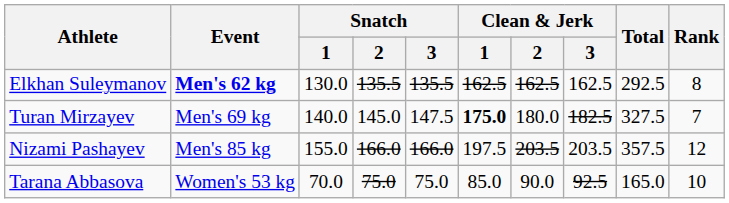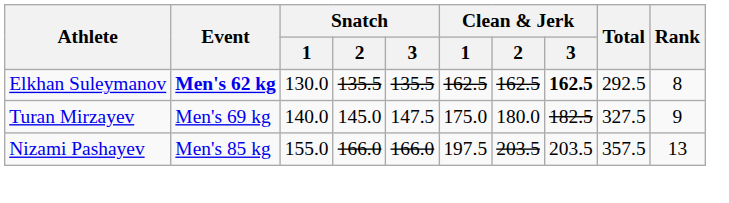(590, 85) normal -> (571, 85) bold
(484, 117) bold -> (465, 117) normal
(697, 117) 7 -> (677, 117) 9
(697, 149) 12 -> (677, 149) 13
- row: (76, 181)
